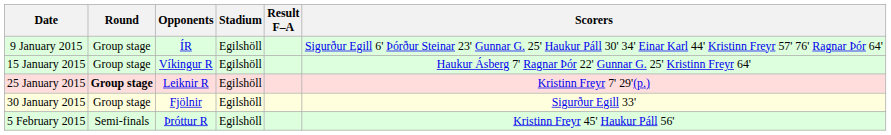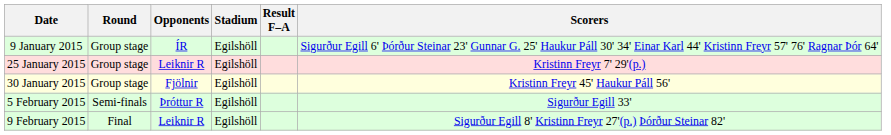- row: (46, 64)
(122, 83) bold -> (120, 64) normal
(594, 102) Sigurður Egill 33' -> (589, 83) Kristinn Freyr 45' Haukur Páll 56'
(594, 121) Kristinn Freyr 45' Haukur Páll 56' -> (589, 102) Sigurður Egill 33'
+ row: (46, 121)
